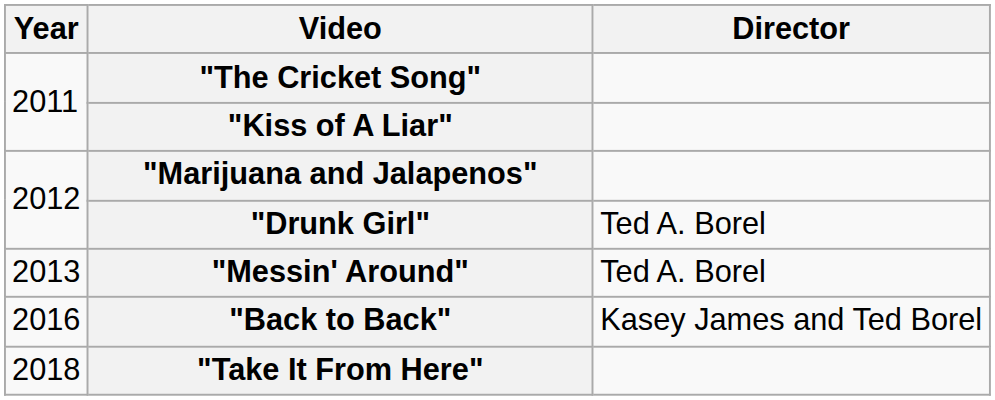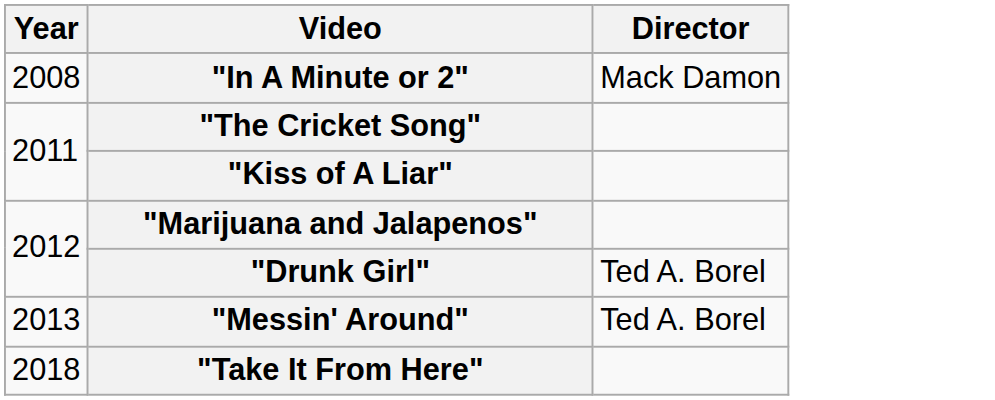+ row: (340, 77)
- row: (340, 321)
